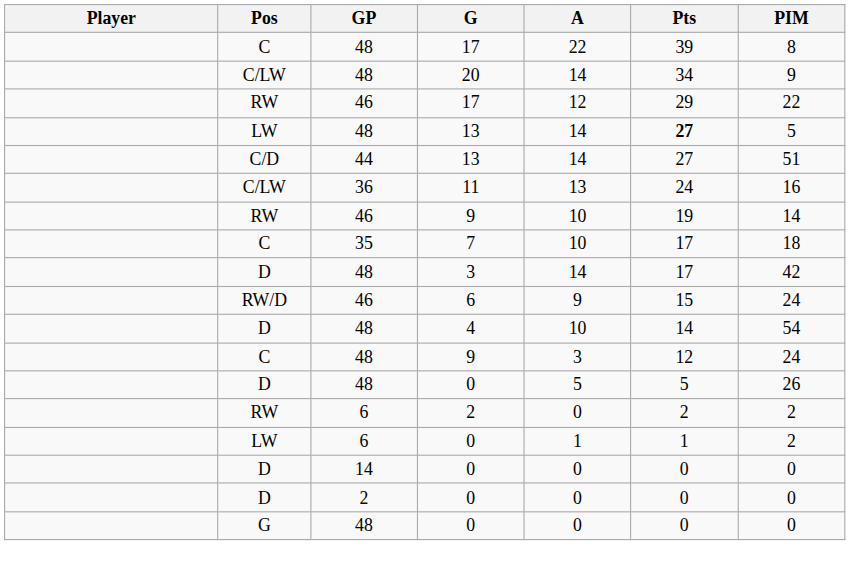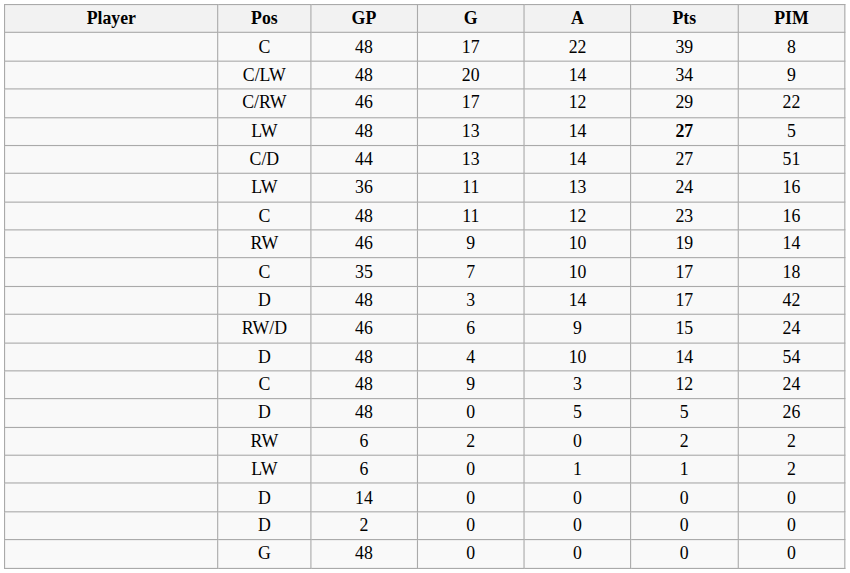(264, 103) RW -> (264, 103) C/RW
(264, 187) C/LW -> (264, 187) LW
+ row: (364, 215)
